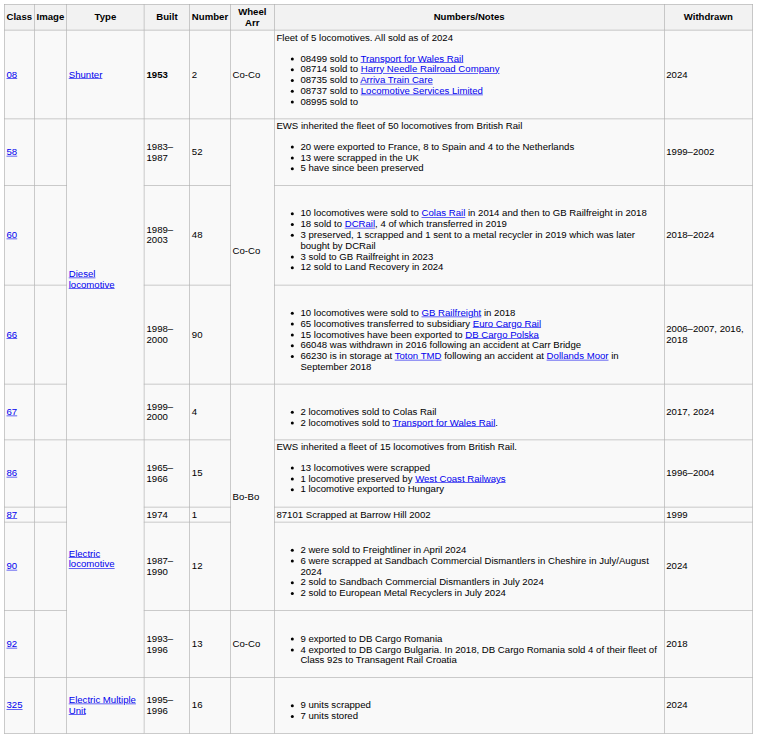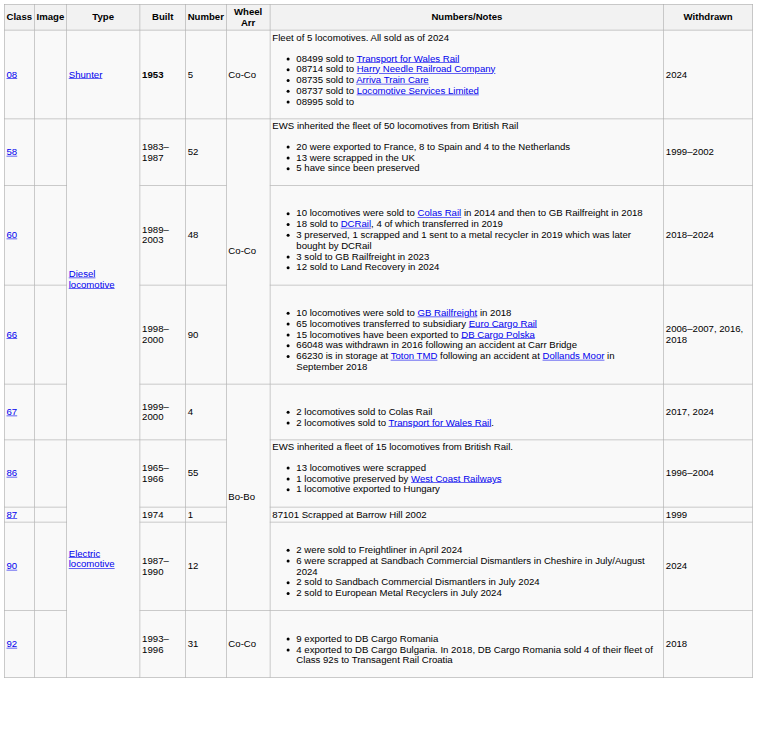(195, 74) 2 -> (190, 74) 5
(197, 473) 15 -> (193, 473) 55
(197, 644) 13 -> (193, 644) 31
- row: (15, 705)
